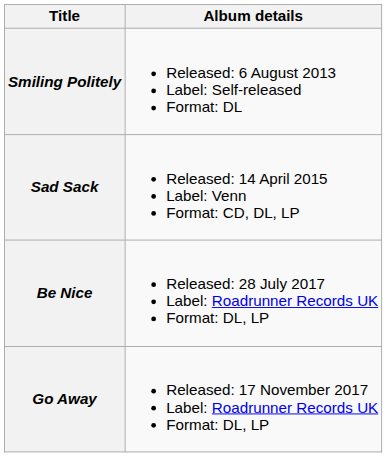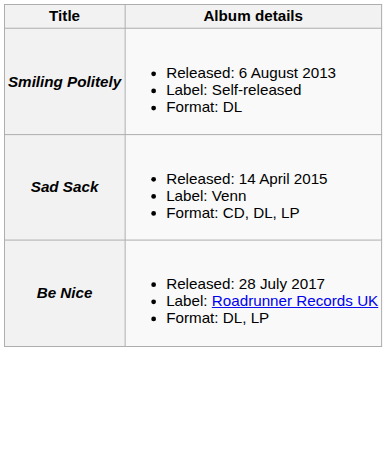- row: (65, 398)
